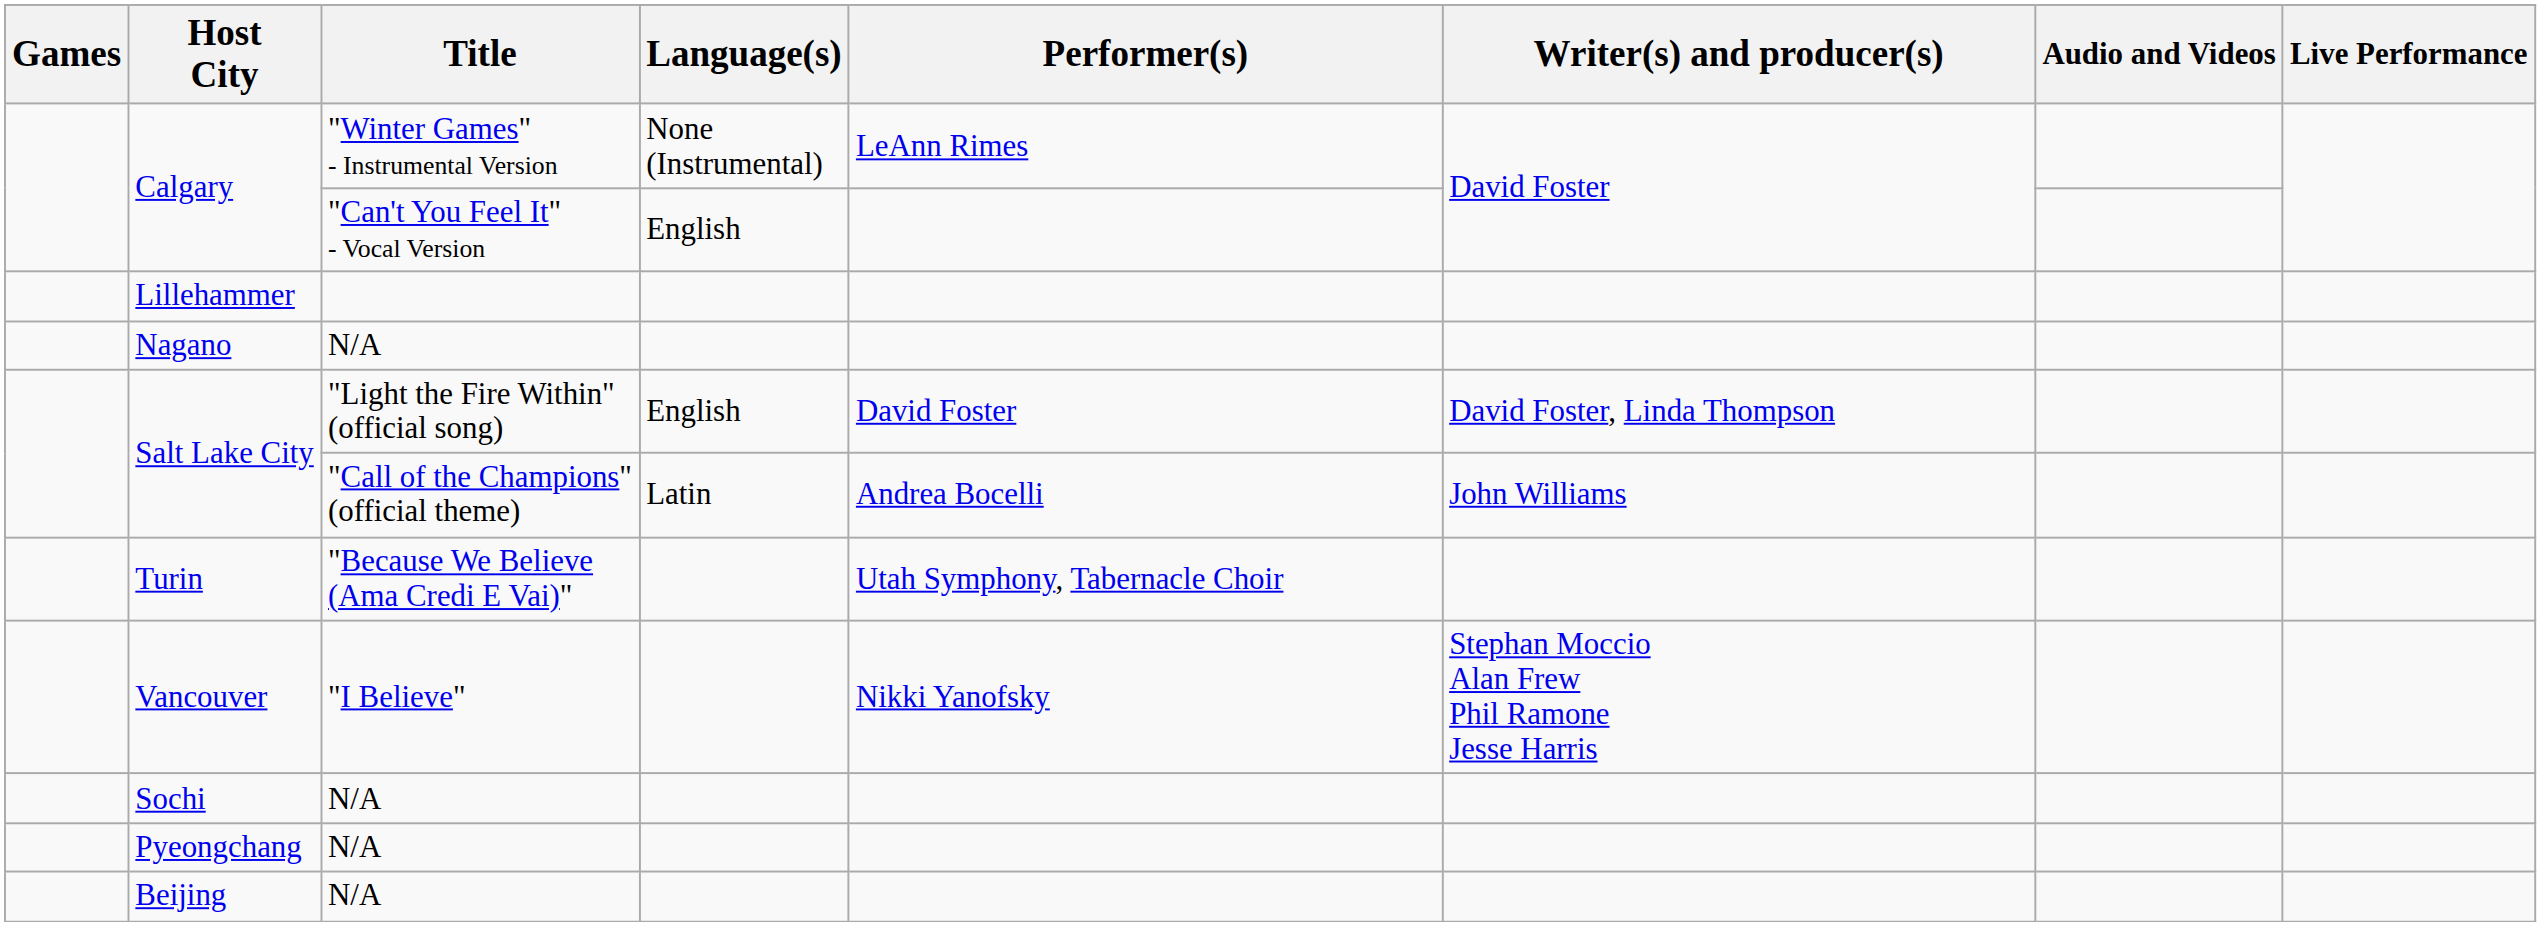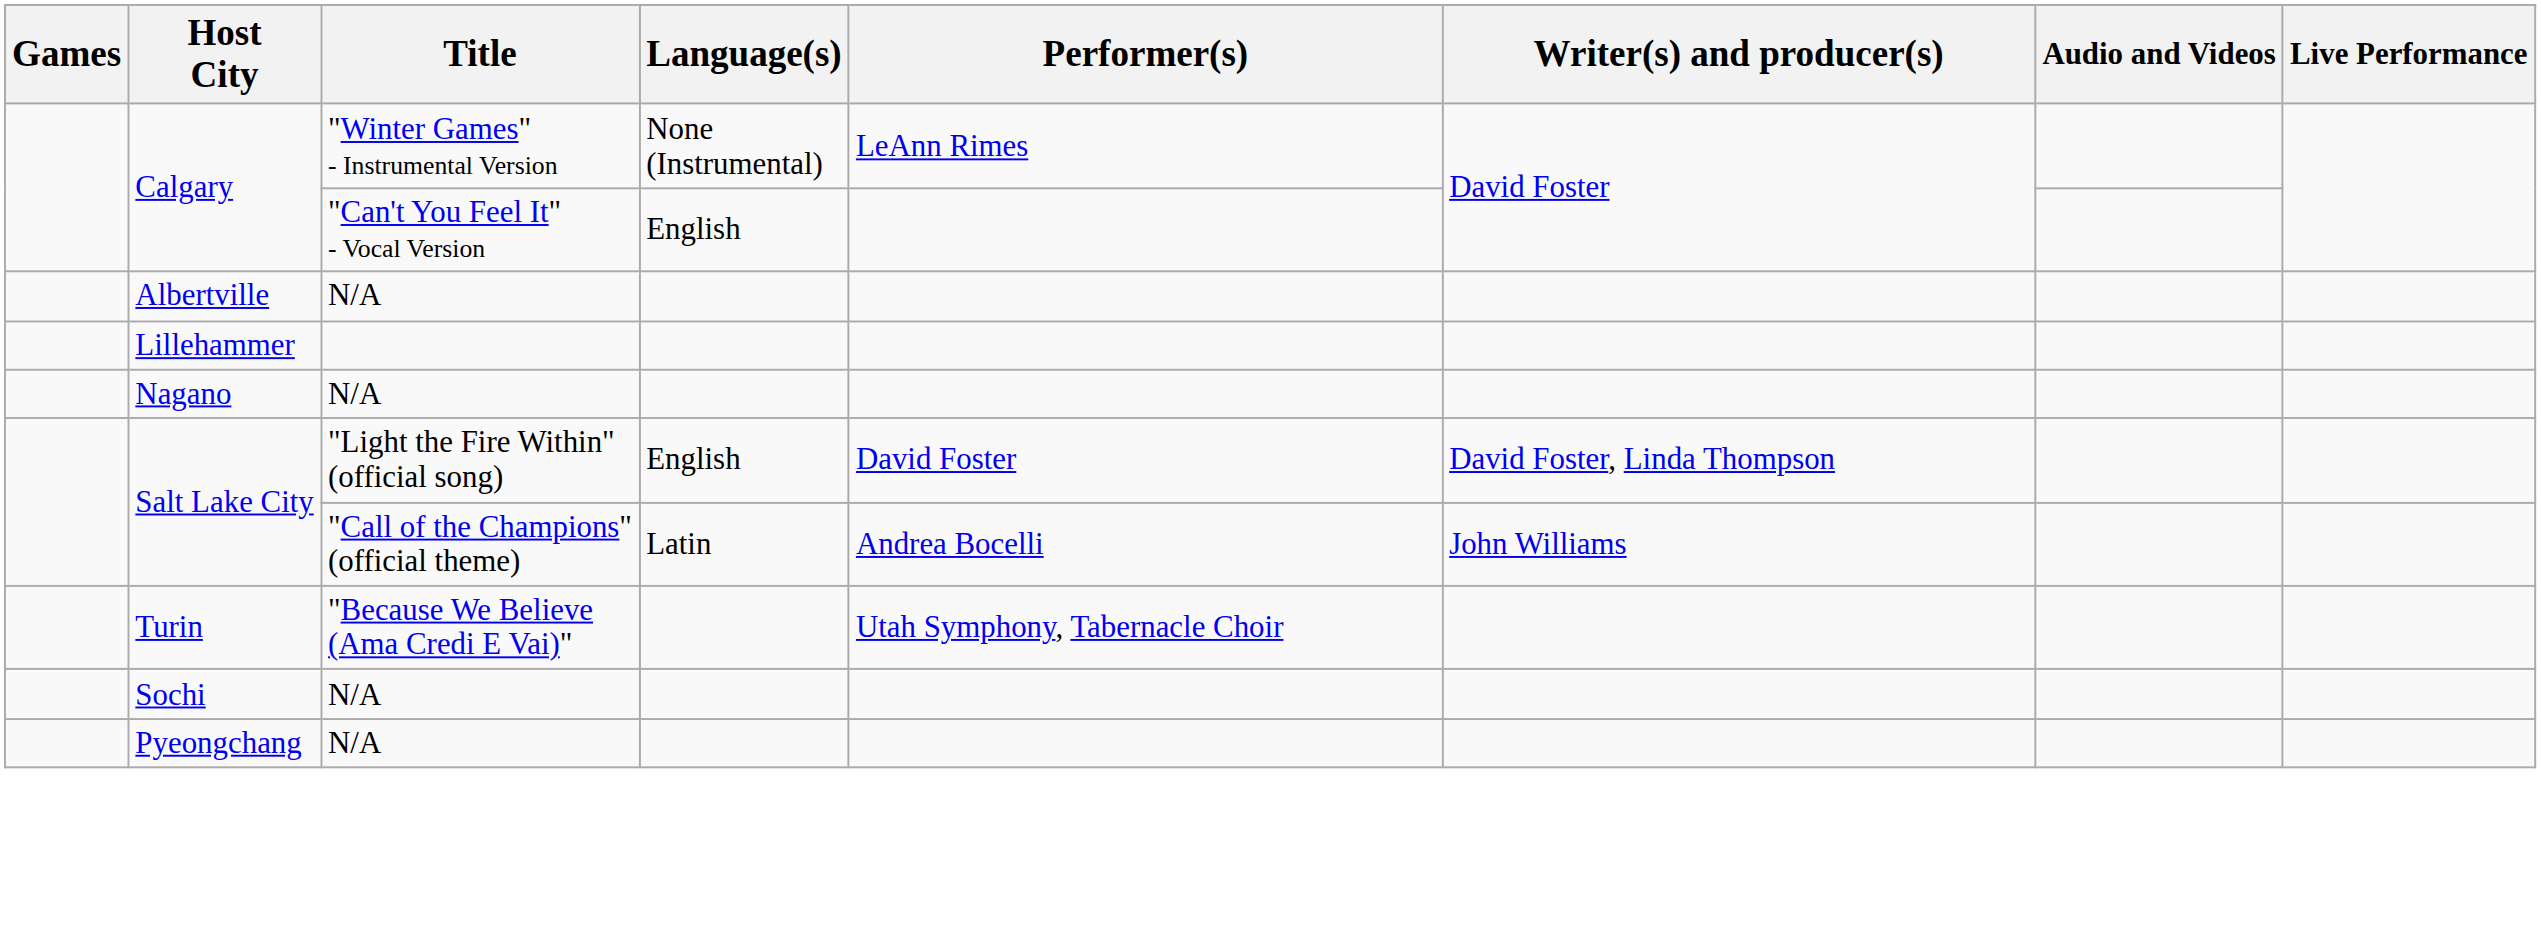+ row: (202, 295)
- row: (201, 696)
- row: (181, 895)
